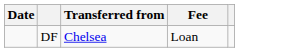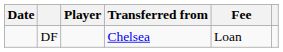+ column: (83, 15)
